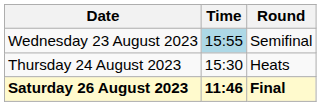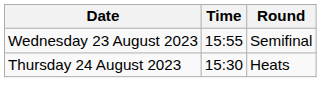(224, 40) lightblue background -> (224, 40) no background
- row: (98, 88)
